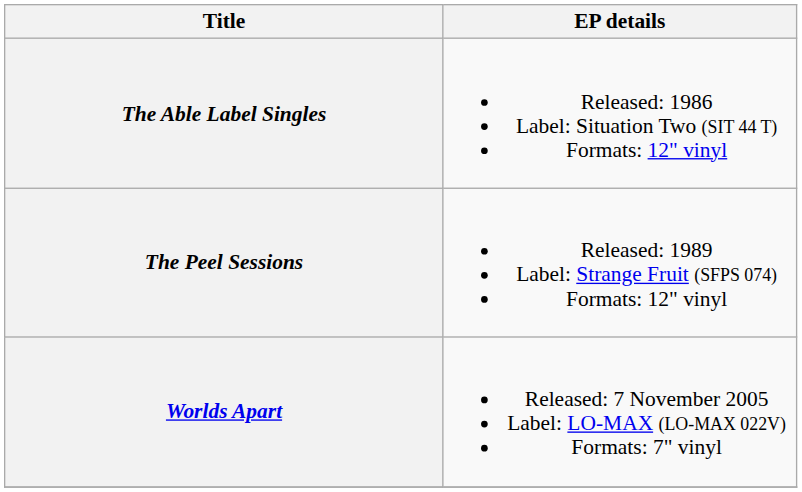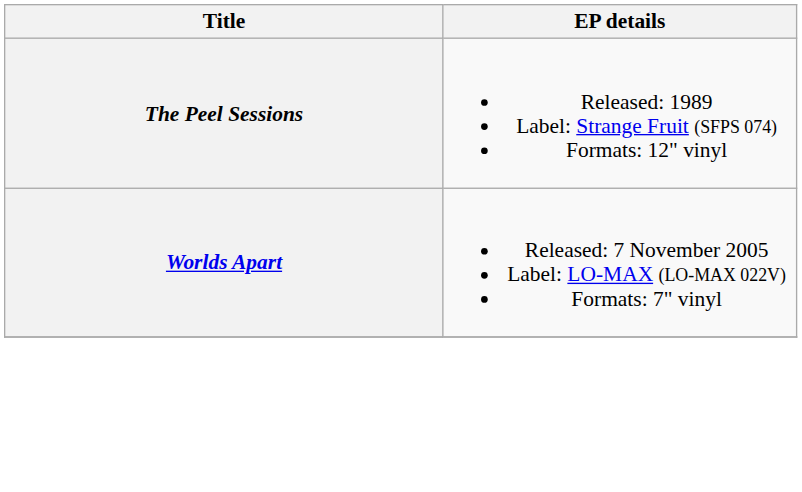- row: (224, 113)
